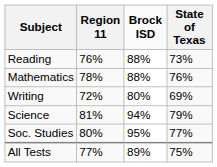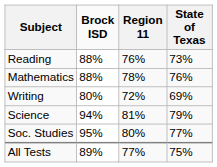columns swapped: (145, 27) <-> (100, 27)
